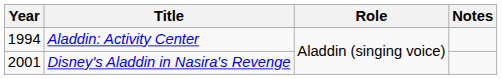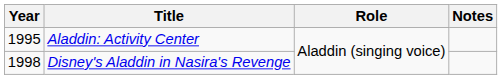(24, 39) 1994 -> (24, 39) 1995
(24, 62) 2001 -> (24, 62) 1998
